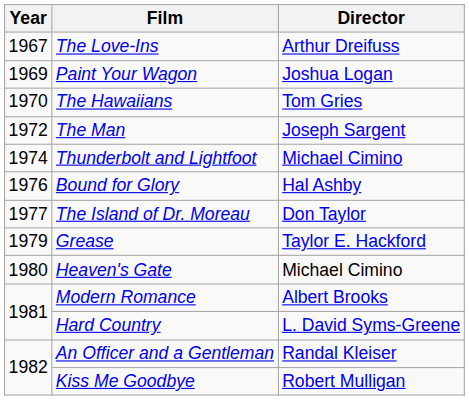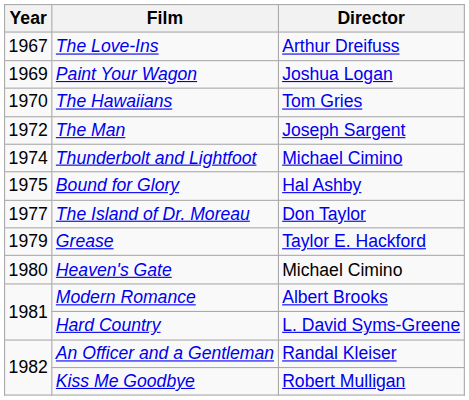(28, 185) 1976 -> (28, 185) 1975
